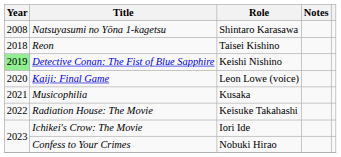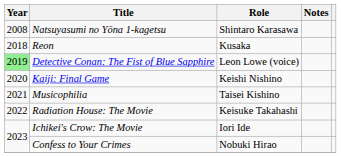(249, 45) Taisei Kishino -> (235, 45) Kusaka
(251, 62) Keishi Nishino -> (259, 62) Leon Lowe (voice)
(259, 78) Leon Lowe (voice) -> (251, 78) Keishi Nishino
(235, 95) Kusaka -> (249, 95) Taisei Kishino
